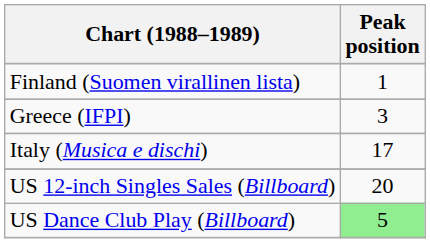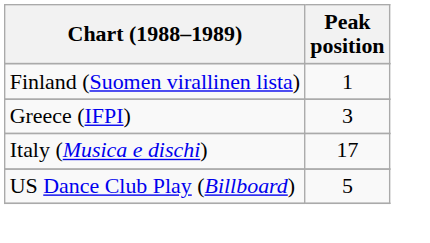- row: (173, 185)
(383, 220) lightgreen background -> (347, 185) no background
